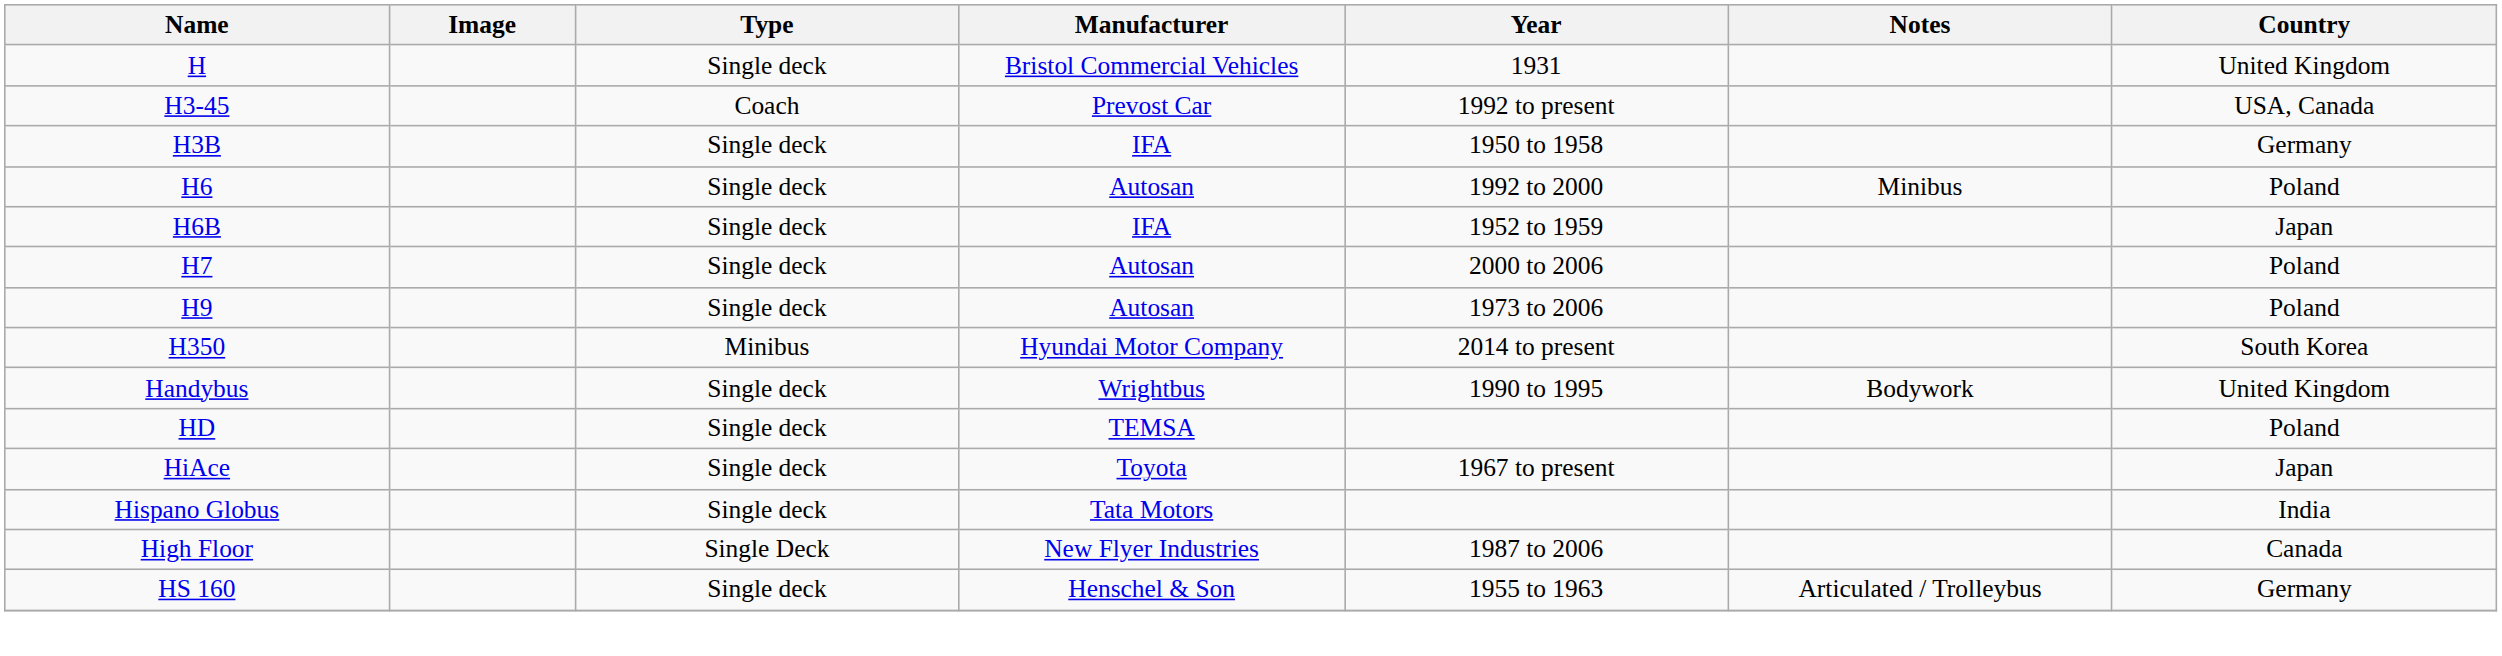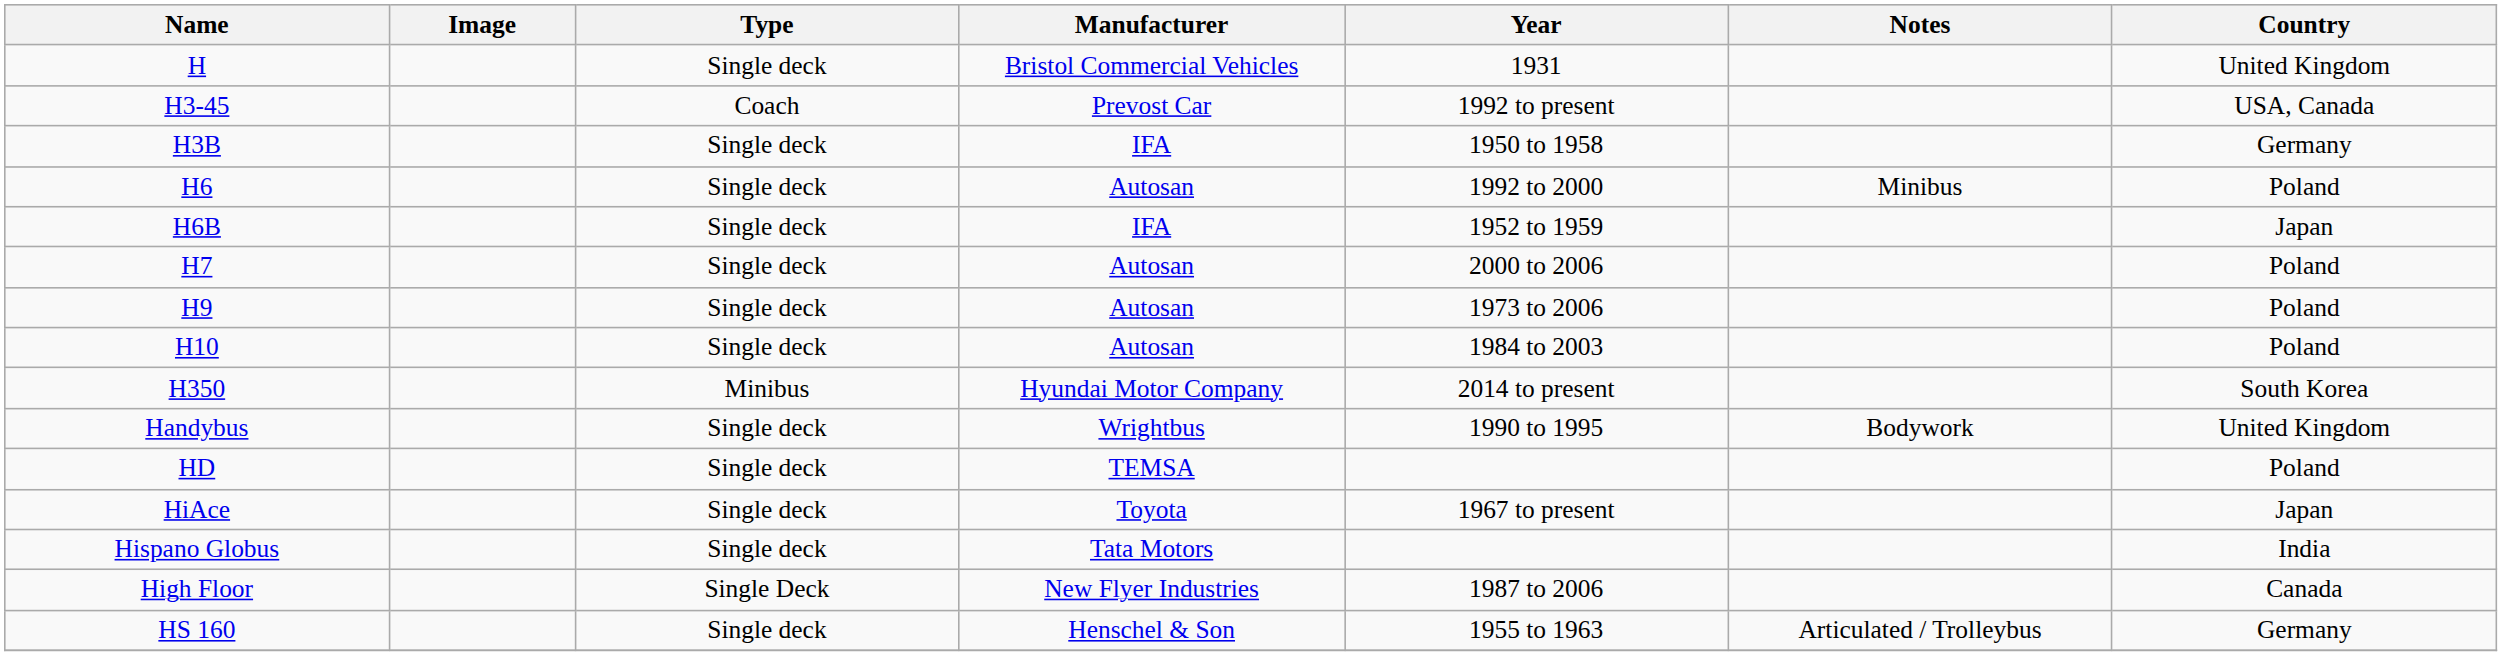+ row: (197, 347)
